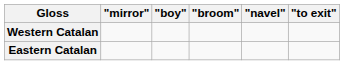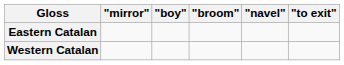rows swapped: (53, 50) <-> (53, 32)
